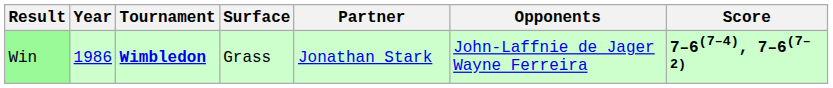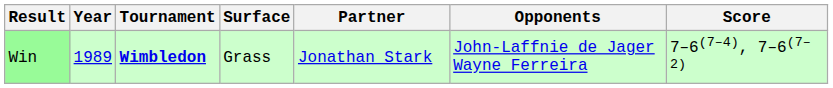(93, 57) 1986 -> (93, 57) 1989
(740, 57) bold -> (740, 53) normal
